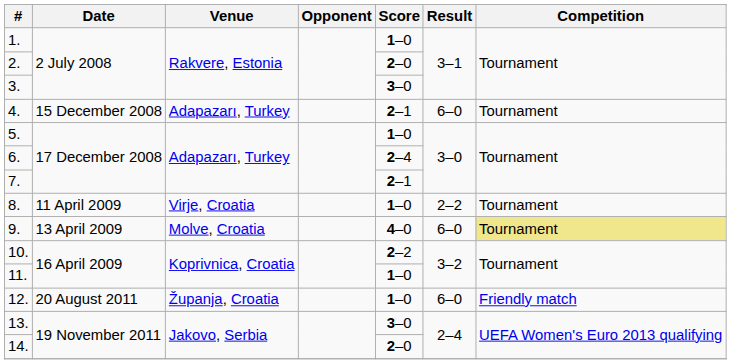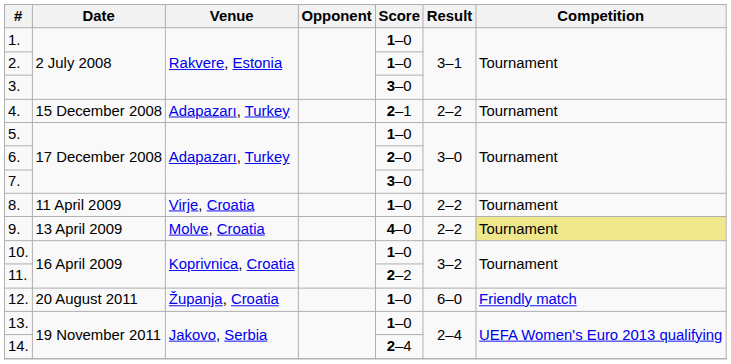(399, 63) 2–0 -> (399, 63) 1–0
(450, 110) 6–0 -> (450, 110) 2–2
(399, 157) 2–4 -> (399, 157) 2–0
(399, 181) 2–1 -> (399, 181) 3–0
(450, 228) 6–0 -> (450, 228) 2–2
(399, 252) 2–2 -> (399, 252) 1–0
(399, 275) 1–0 -> (399, 275) 2–2
(399, 323) 3–0 -> (399, 323) 1–0
(399, 346) 2–0 -> (399, 346) 2–4
